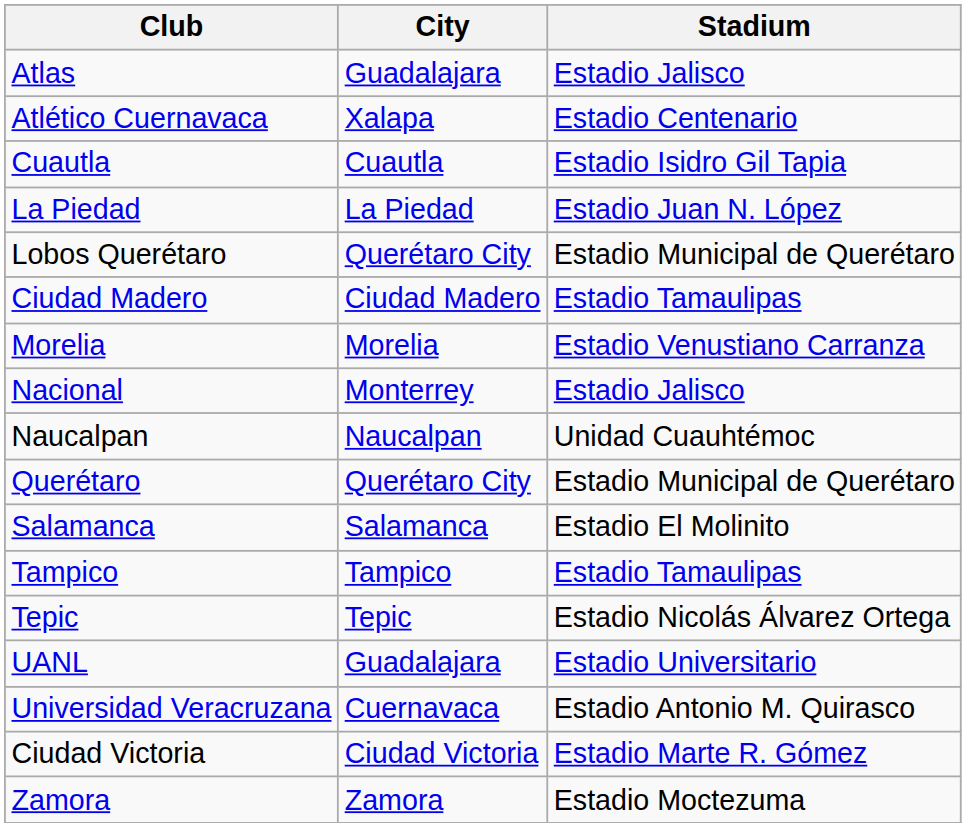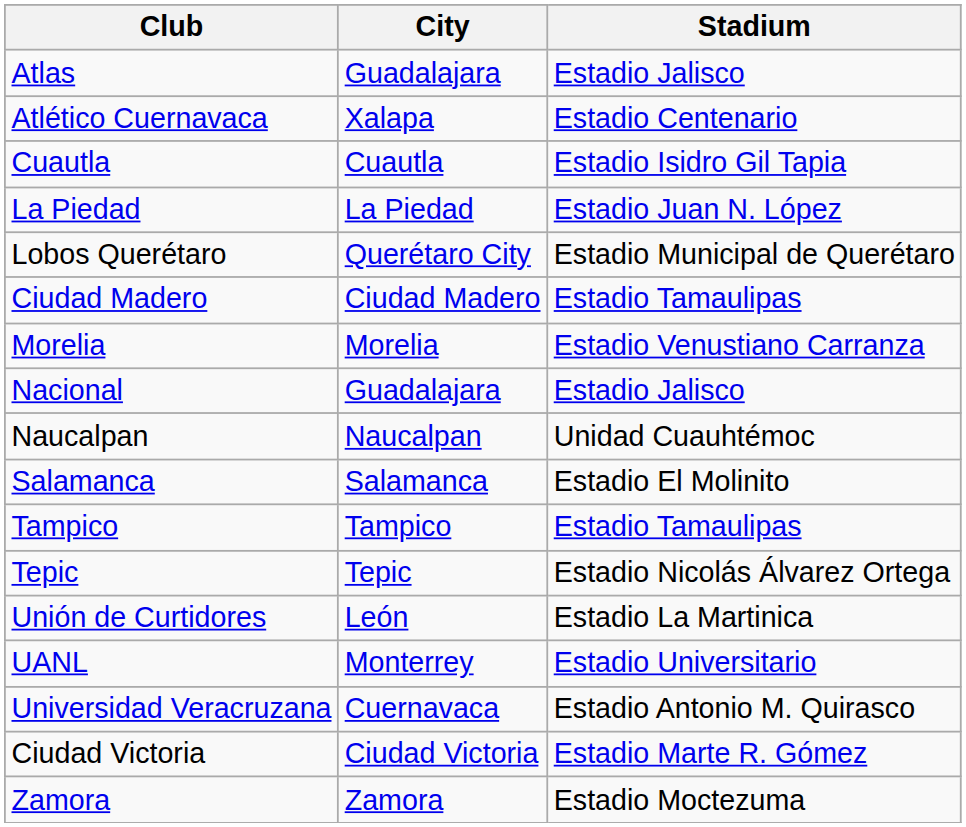(409, 390) Monterrey -> (423, 390) Guadalajara
- row: (76, 481)
+ row: (139, 617)
(423, 663) Guadalajara -> (409, 663) Monterrey
